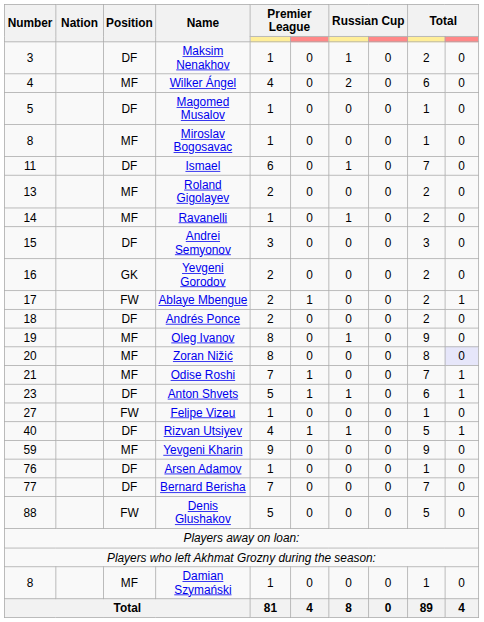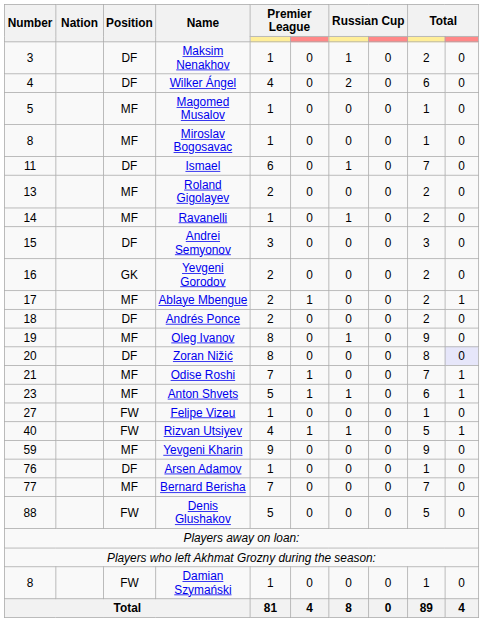(129, 84) MF -> (129, 84) DF
(129, 109) DF -> (129, 109) MF
(129, 300) FW -> (129, 300) MF
(129, 356) MF -> (129, 356) DF
(129, 394) DF -> (129, 394) MF
(129, 431) DF -> (129, 431) FW
(129, 488) DF -> (129, 488) MF
(129, 583) MF -> (129, 583) FW
